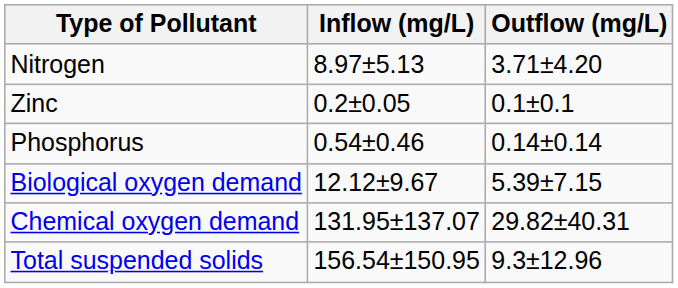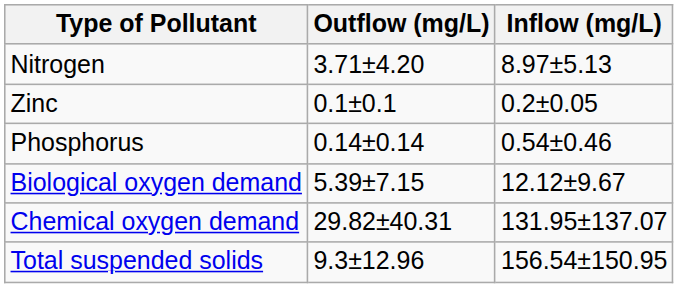columns swapped: (397, 24) <-> (579, 24)
